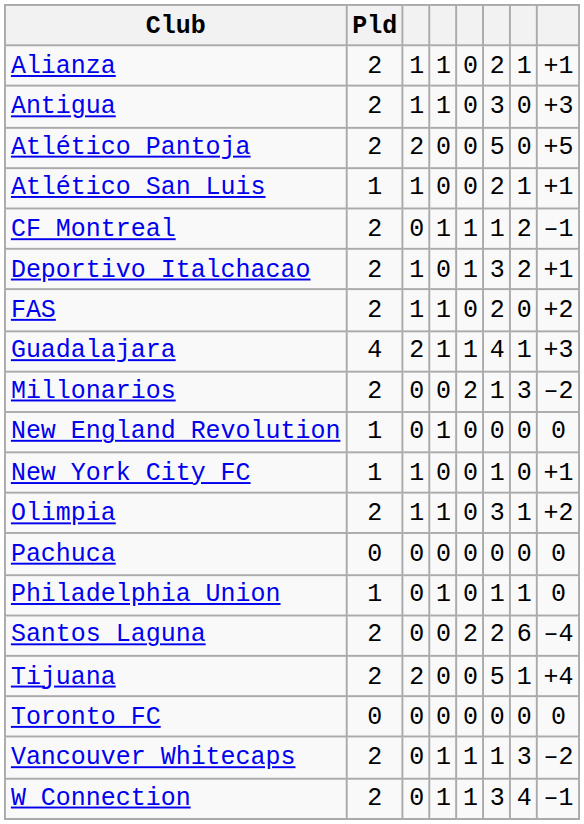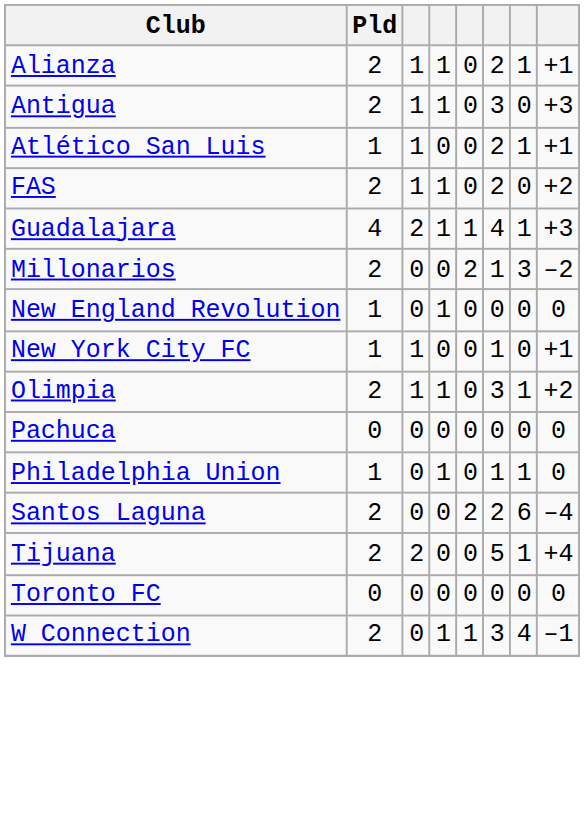- row: (131, 147)
- row: (93, 229)
- row: (161, 269)
- row: (153, 758)
